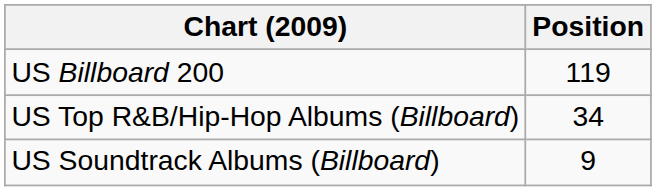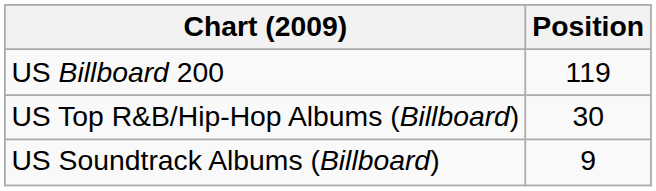(588, 116) 34 -> (588, 116) 30
